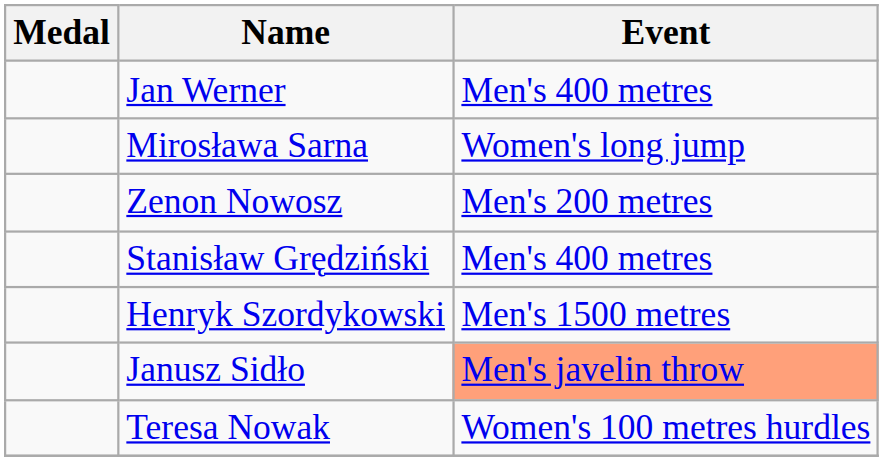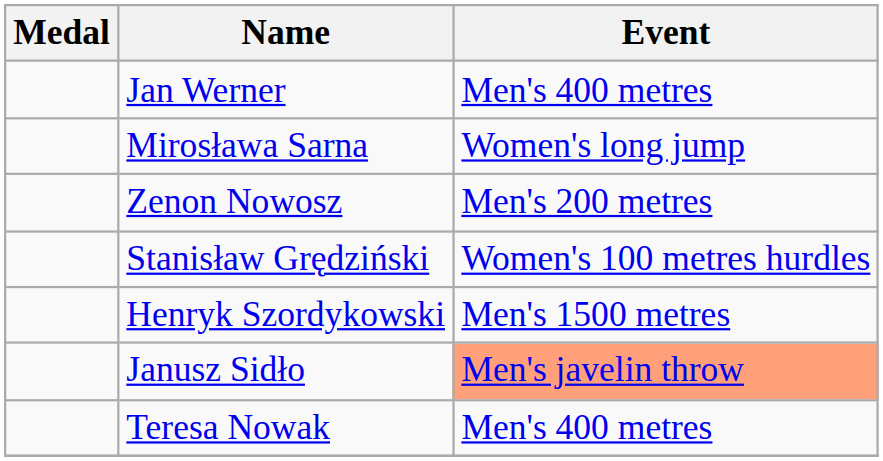(587, 257) Men's 400 metres -> (666, 257) Women's 100 metres hurdles
(666, 426) Women's 100 metres hurdles -> (587, 426) Men's 400 metres
